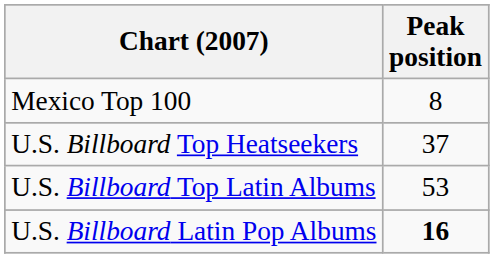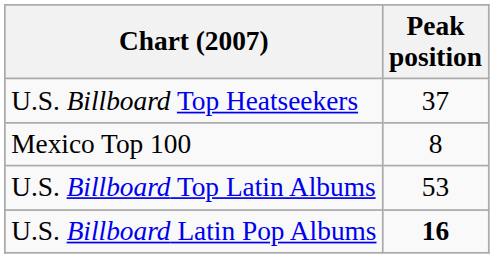rows swapped: (101, 100) <-> (185, 143)
